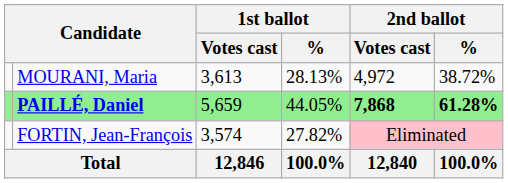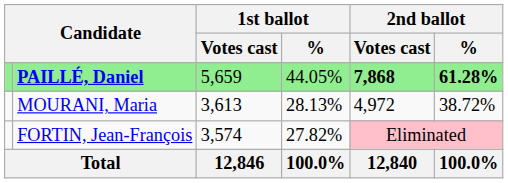rows swapped: (80, 105) <-> (87, 76)
